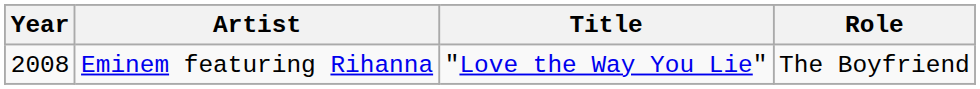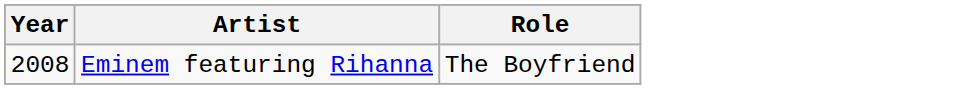- column: (606, 25)
